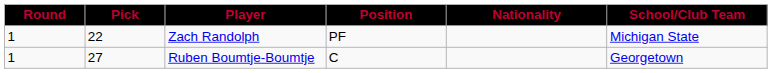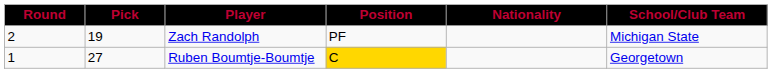(11, 36) 1 -> (11, 36) 2
(95, 36) 22 -> (95, 36) 19
(334, 57) no background -> (334, 57) gold background
